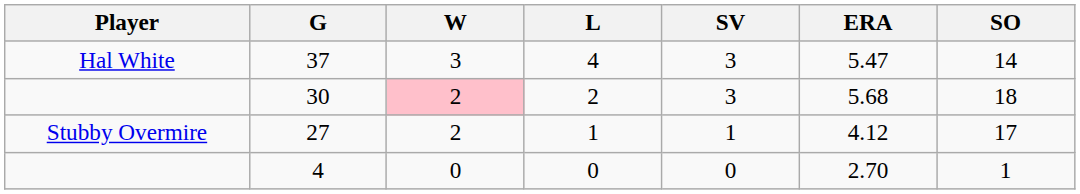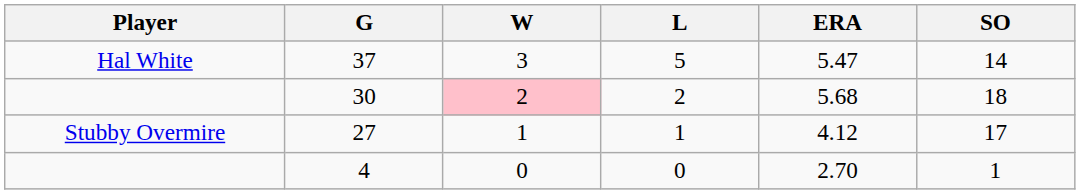- column: (731, 22)
(593, 59) 4 -> (680, 59) 5
(455, 133) 2 -> (522, 133) 1
